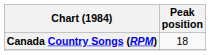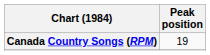(182, 41) 18 -> (182, 41) 19
